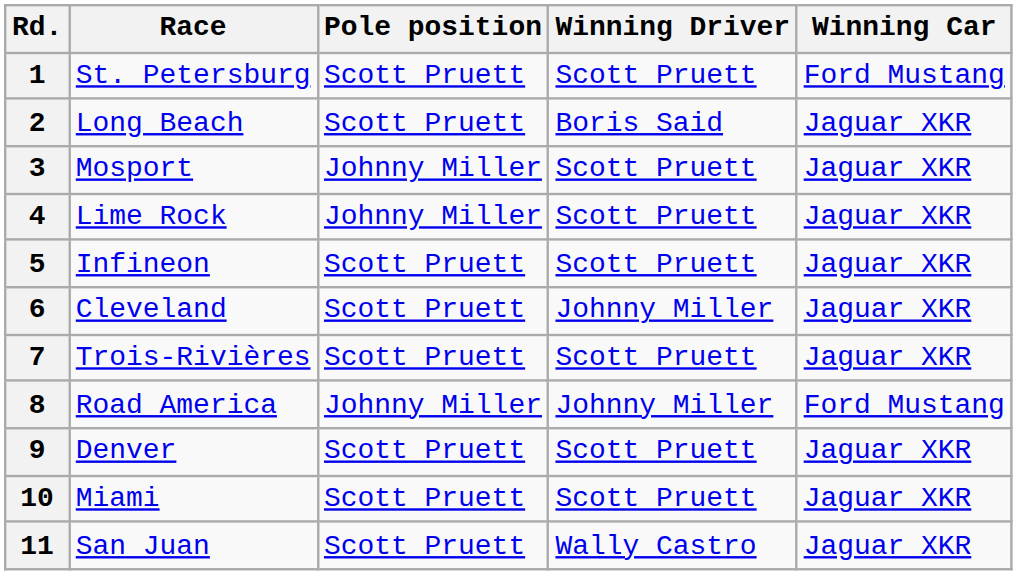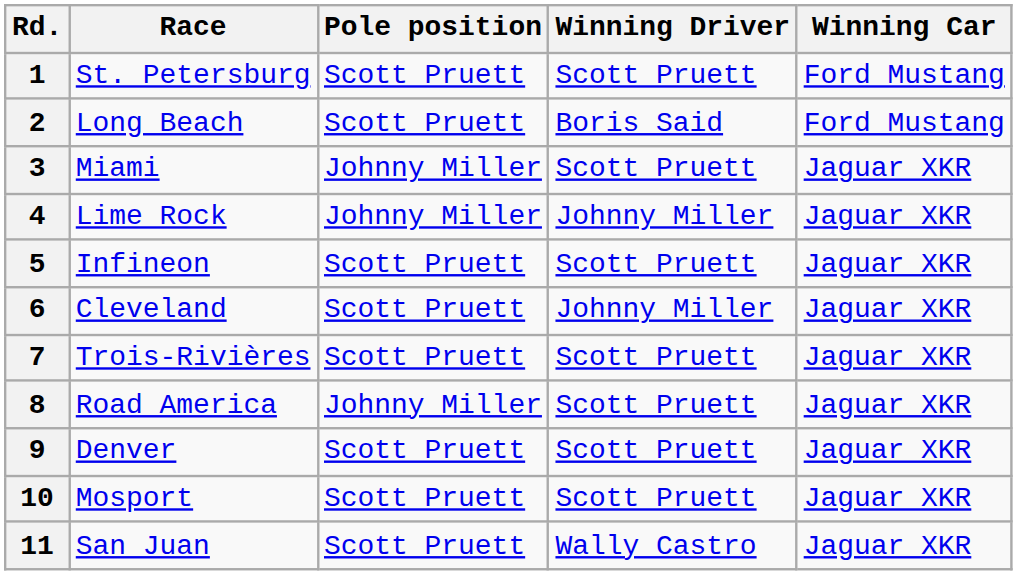(887, 122) Jaguar XKR -> (904, 122) Ford Mustang
(134, 169) Mosport -> (118, 169) Miami
(656, 216) Scott Pruett -> (664, 216) Johnny Miller
(664, 404) Johnny Miller -> (656, 404) Scott Pruett
(904, 404) Ford Mustang -> (887, 404) Jaguar XKR
(118, 498) Miami -> (134, 498) Mosport
